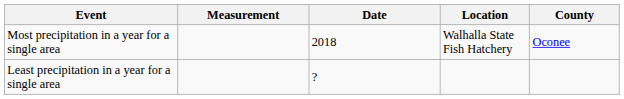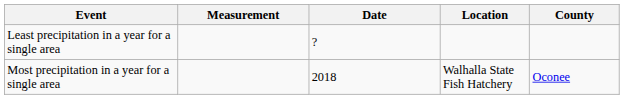rows swapped: (88, 42) <-> (89, 77)
